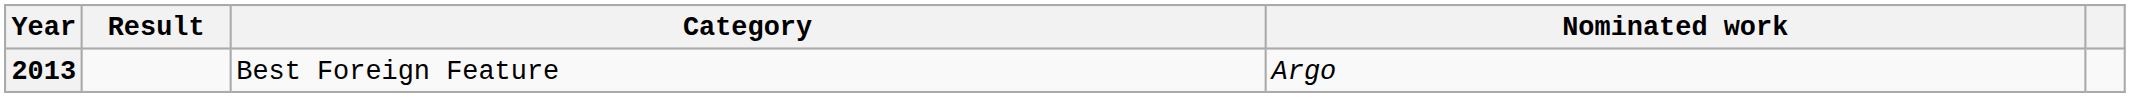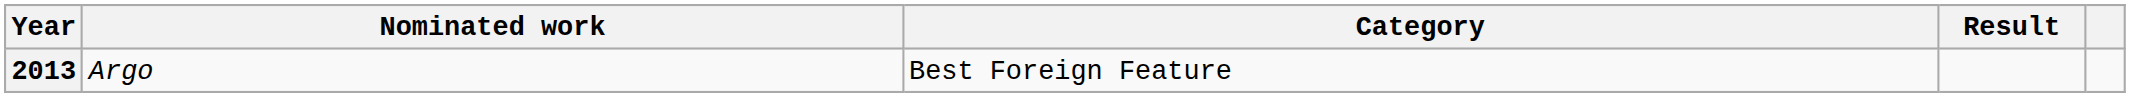columns swapped: (1675, 27) <-> (156, 27)
